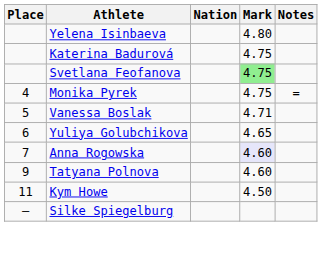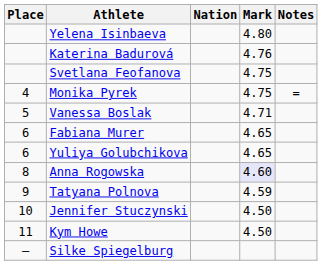(258, 54) 4.75 -> (258, 54) 4.76
(258, 73) lightgreen background -> (258, 73) no background
+ row: (97, 133)
(26, 152) 7 -> (26, 172) 8
(258, 172) 4.60 -> (258, 192) 4.59
+ row: (119, 211)
